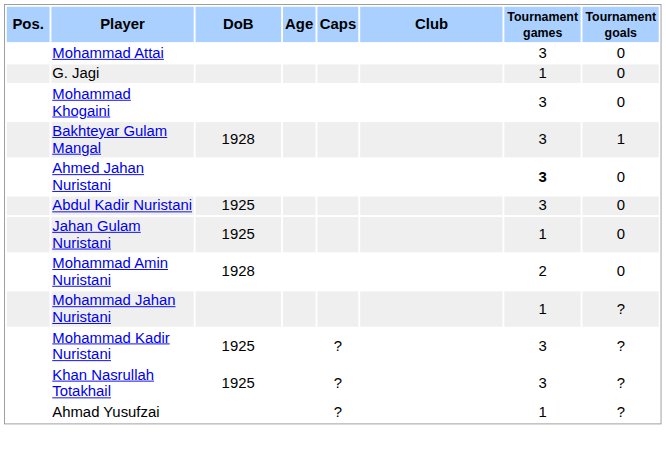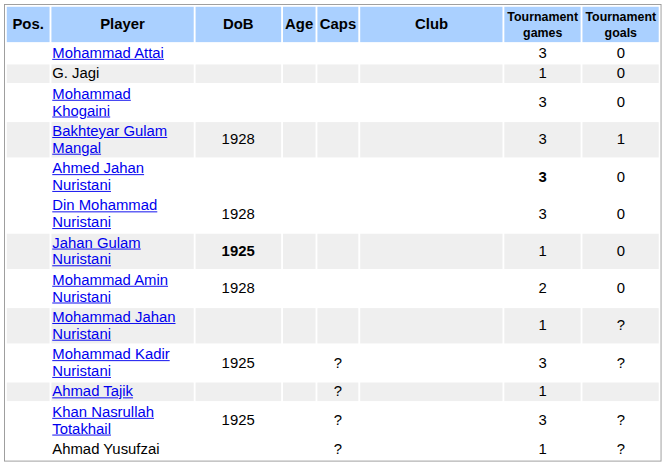- row: (122, 205)
+ row: (105, 214)
(238, 234) normal -> (238, 251) bold
+ row: (93, 391)
